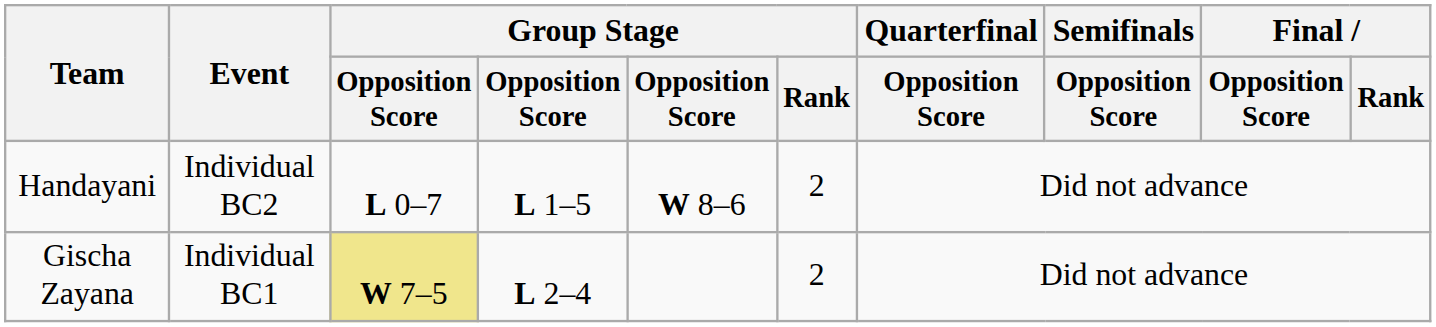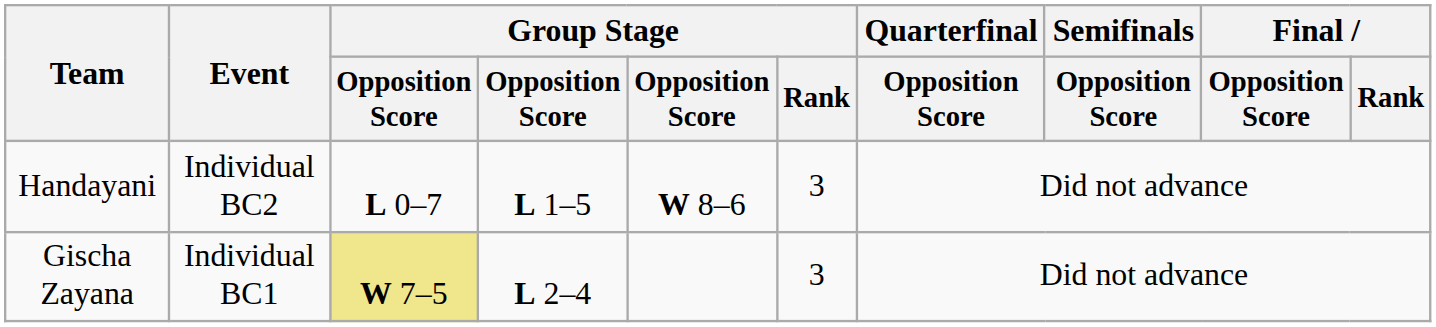(817, 185) 2 -> (817, 185) 3
(817, 275) 2 -> (817, 275) 3
